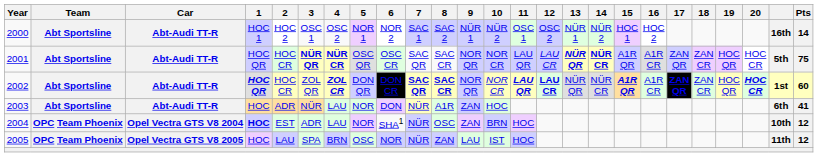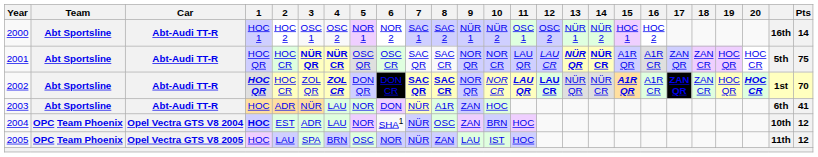(803, 85) 60 -> (803, 85) 70
